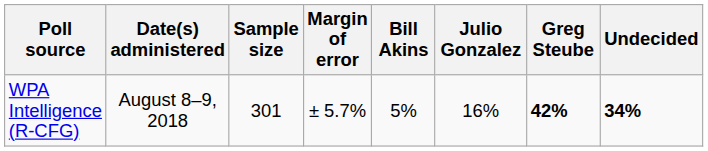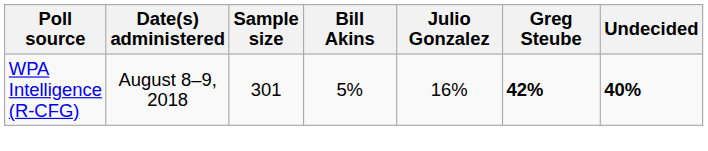- column: (337, 39)
(623, 110) 34% -> (623, 89) 40%
